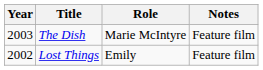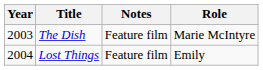columns swapped: (146, 14) <-> (224, 14)
(20, 55) 2002 -> (20, 55) 2004
